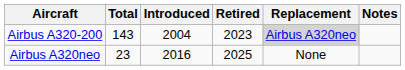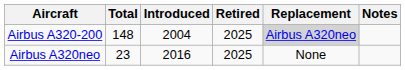(123, 34) 143 -> (123, 34) 148
(238, 34) 2023 -> (238, 34) 2025
